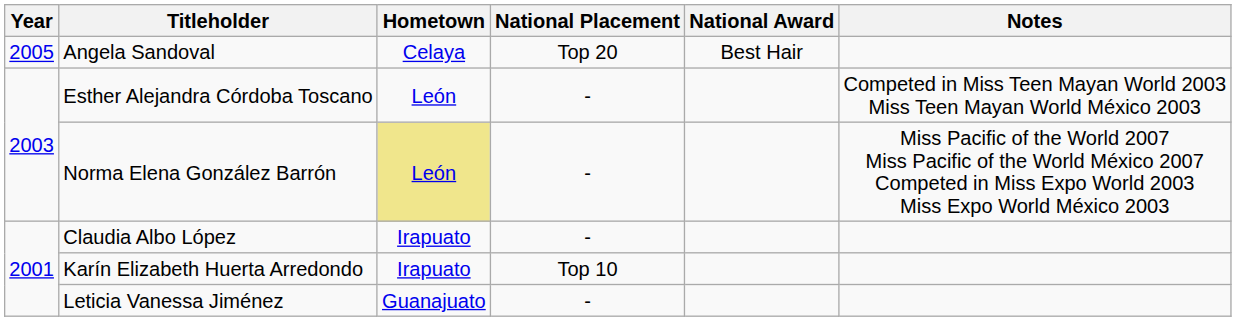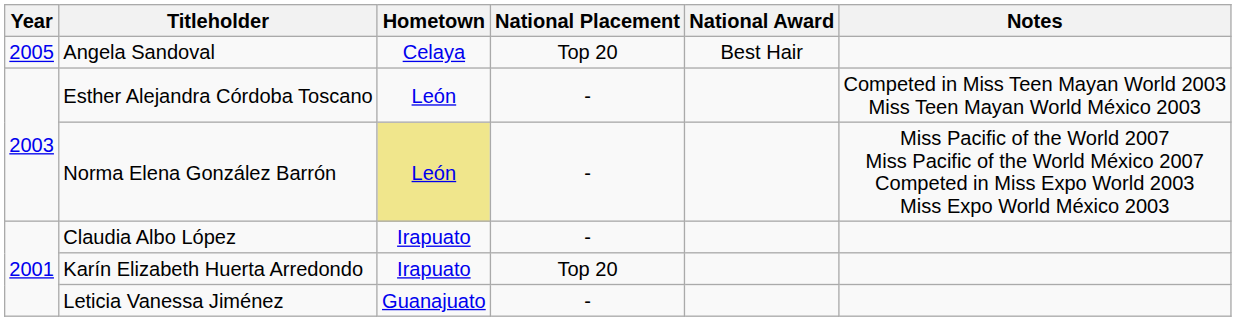(588, 269) Top 10 -> (588, 269) Top 20
